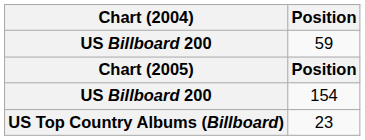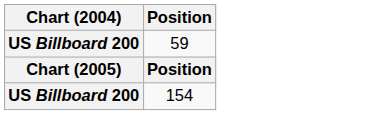- row: (324, 122)
